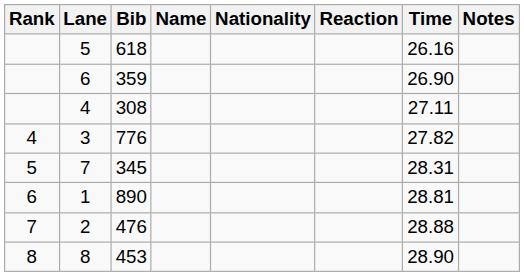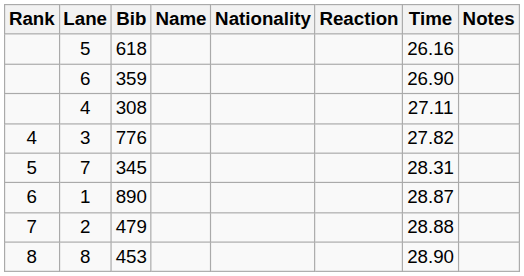(431, 197) 28.81 -> (431, 197) 28.87
(131, 227) 476 -> (131, 227) 479
